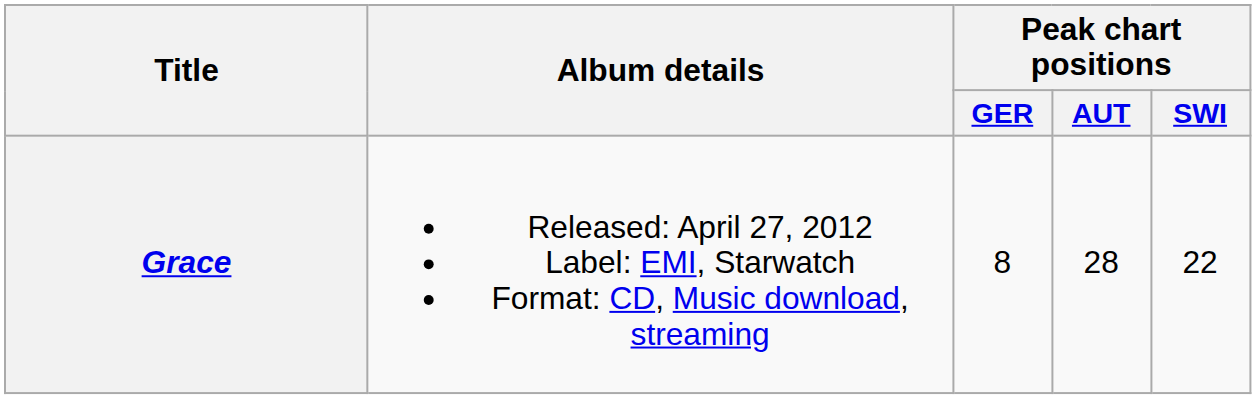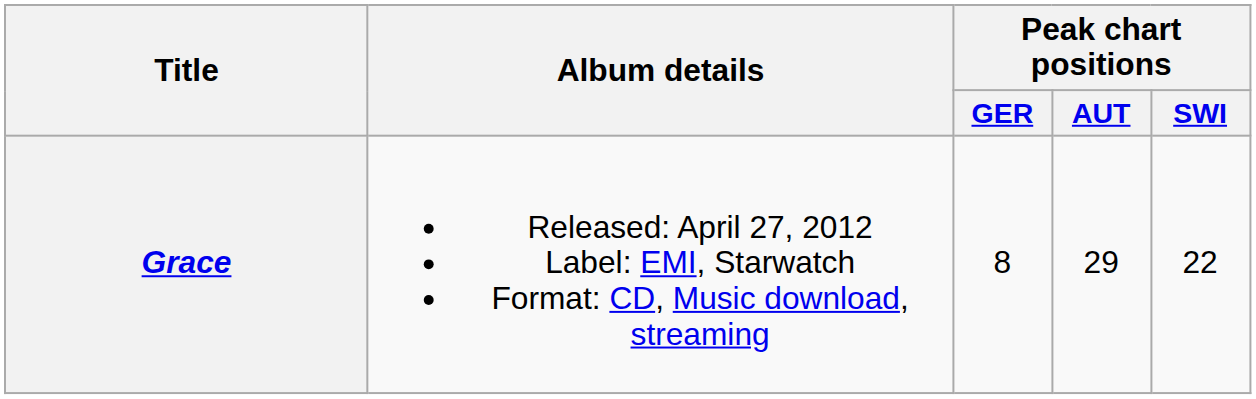(1101, 263) 28 -> (1101, 263) 29
